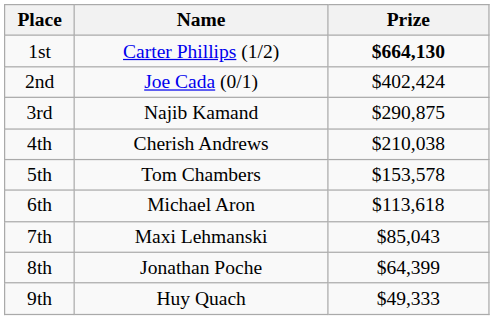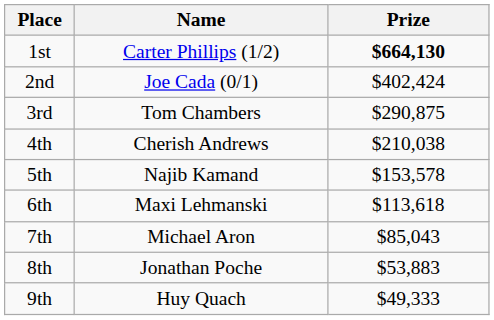(201, 112) Najib Kamand -> (201, 112) Tom Chambers
(201, 174) Tom Chambers -> (201, 174) Najib Kamand
(201, 205) Michael Aron -> (201, 205) Maxi Lehmanski
(201, 236) Maxi Lehmanski -> (201, 236) Michael Aron
(408, 267) $64,399 -> (408, 267) $53,883
